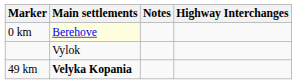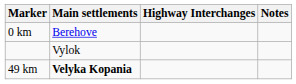columns swapped: (157, 13) <-> (232, 13)
(75, 32) lightyellow background -> (75, 32) no background
